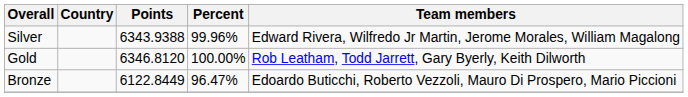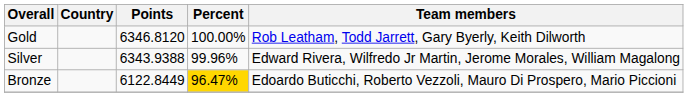rows swapped: (22, 59) <-> (25, 37)
(214, 80) no background -> (214, 80) gold background
